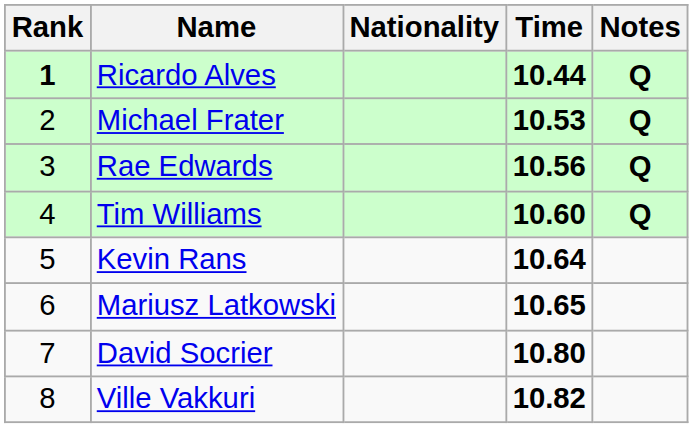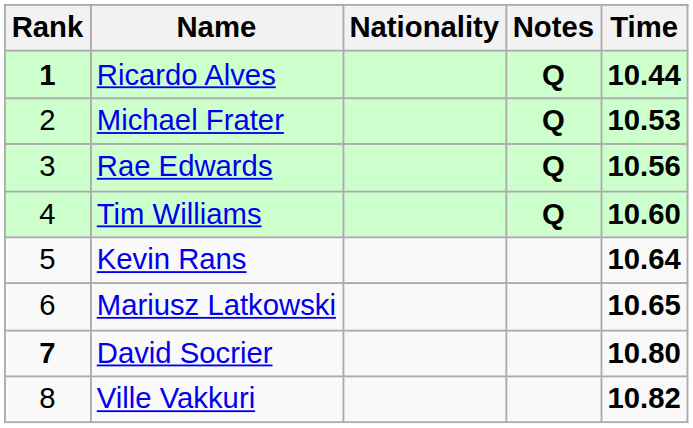columns swapped: (549, 27) <-> (640, 27)
(47, 352) normal -> (47, 352) bold
